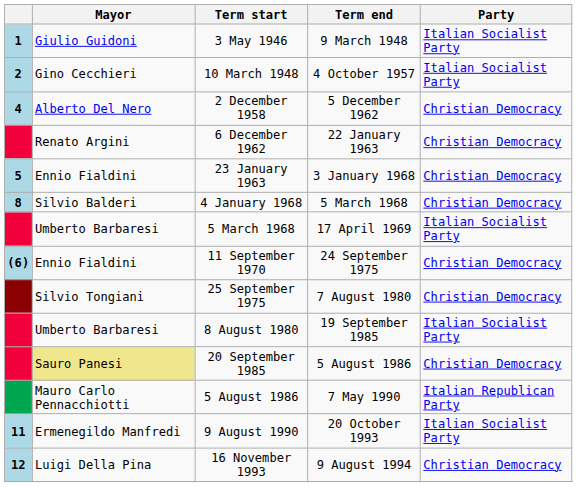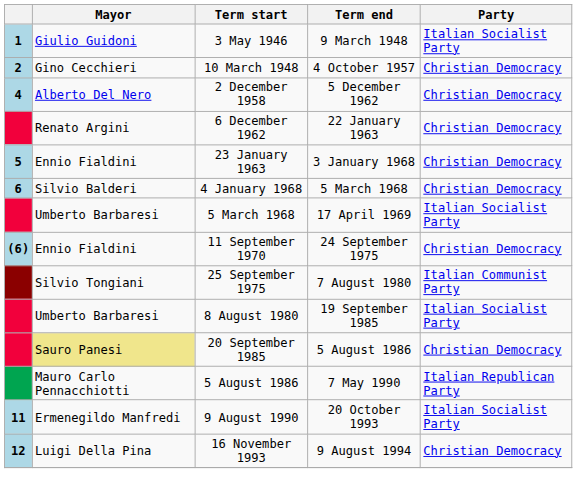(485, 75) Italian Socialist Party -> (492, 68) Christian Democracy
(18, 202) 8 -> (18, 188) 6
(492, 296) Christian Democracy -> (485, 282) Italian Communist Party
